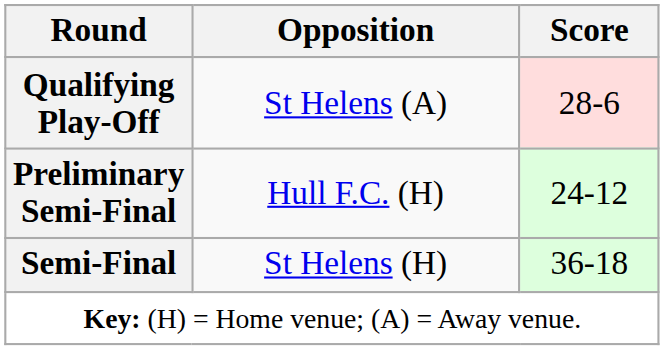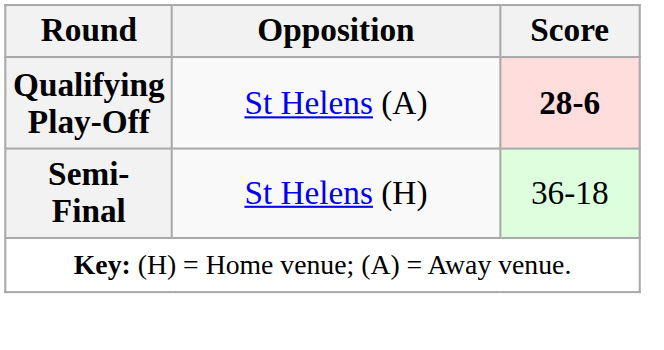(589, 102) normal -> (570, 102) bold
- row: (99, 192)
